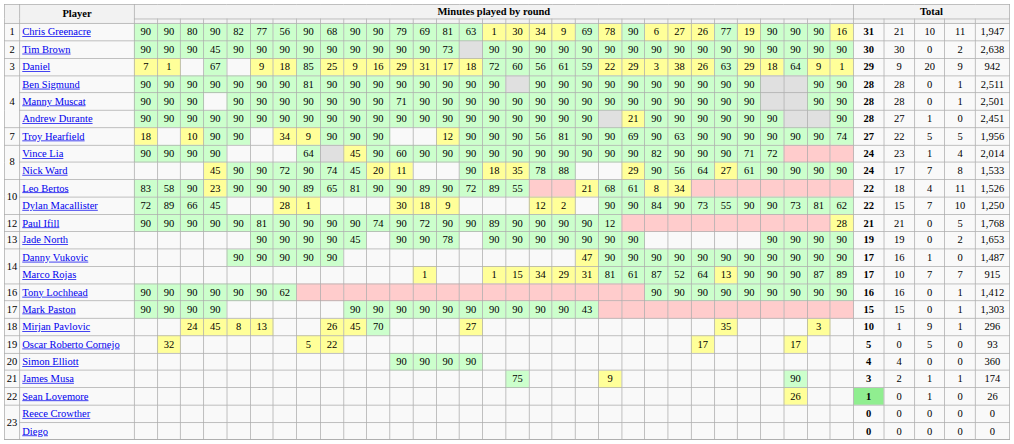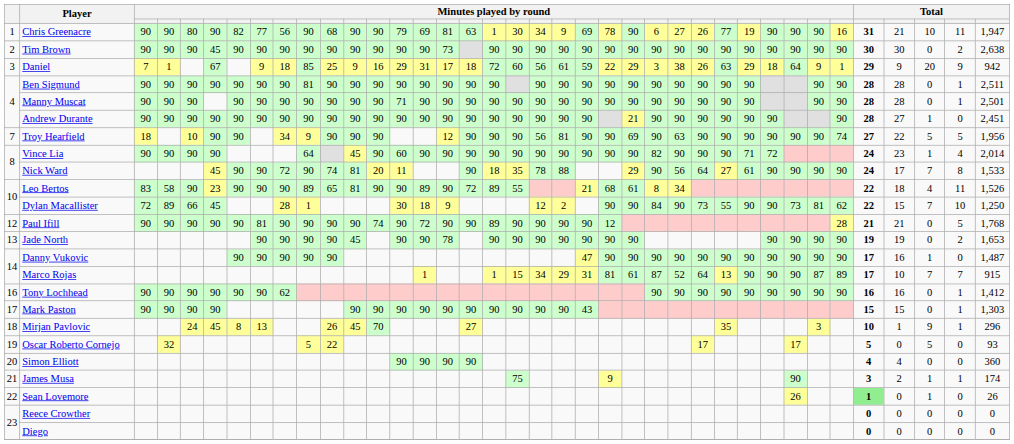(355, 171) 45 -> (355, 171) 81
